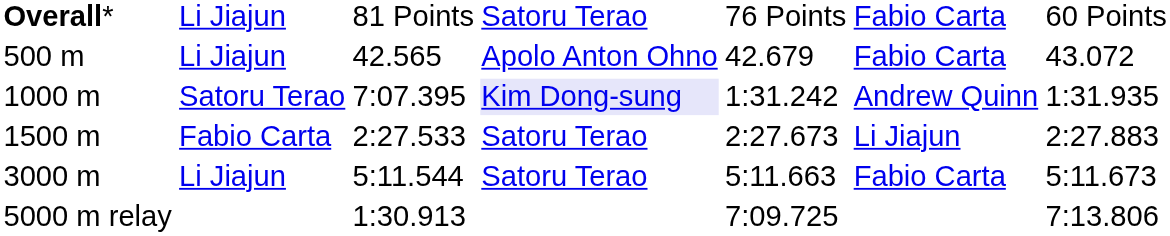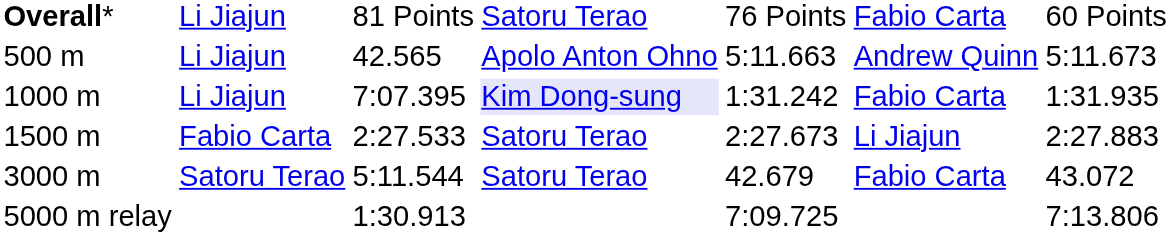(770, 56) 42.679 -> (781, 56) 5:11.663
(930, 56) Fabio Carta -> (946, 56) Andrew Quinn
(1090, 56) 43.072 -> (1101, 56) 5:11.673
(262, 96) Satoru Terao -> (233, 96) Li Jiajun
(946, 96) Andrew Quinn -> (930, 96) Fabio Carta
(233, 176) Li Jiajun -> (262, 176) Satoru Terao
(781, 176) 5:11.663 -> (770, 176) 42.679
(1101, 176) 5:11.673 -> (1090, 176) 43.072
